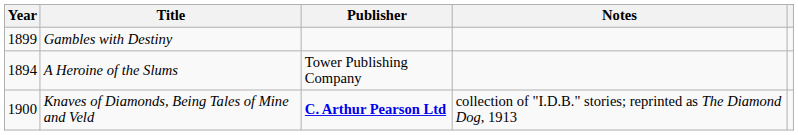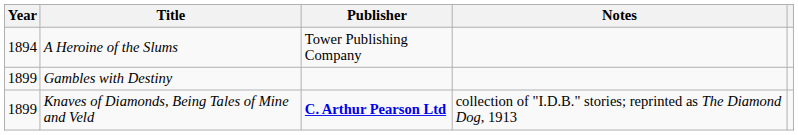rows swapped: (111, 70) <-> (108, 39)
(22, 109) 1900 -> (22, 109) 1899
